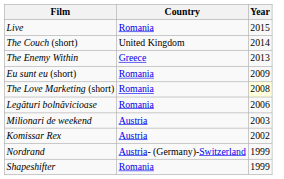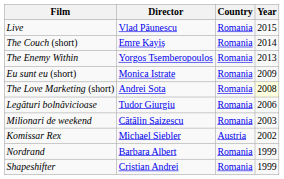+ column: (166, 12)
(152, 43) United Kingdom -> (235, 43) Romania
(132, 58) Greece -> (235, 58) Romania
(133, 120) Austria -> (235, 120) Romania
(182, 151) Austria- (Germany)-Switzerland -> (235, 151) Romania
